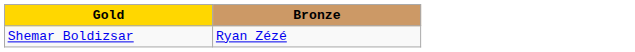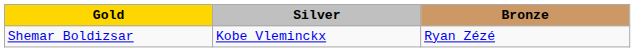+ column: (317, 15)
